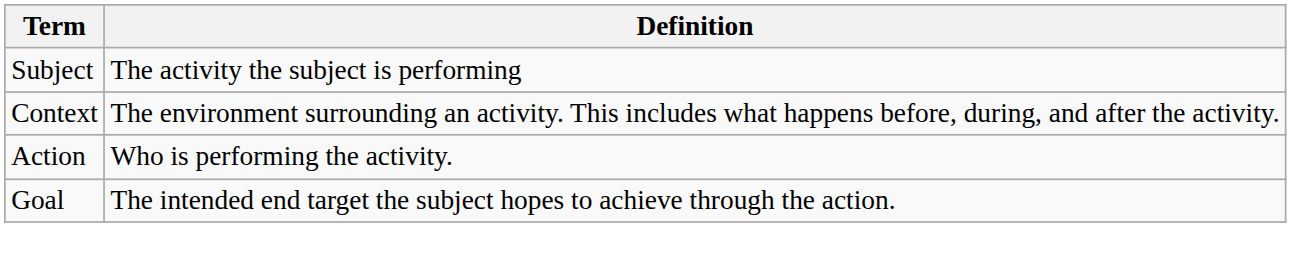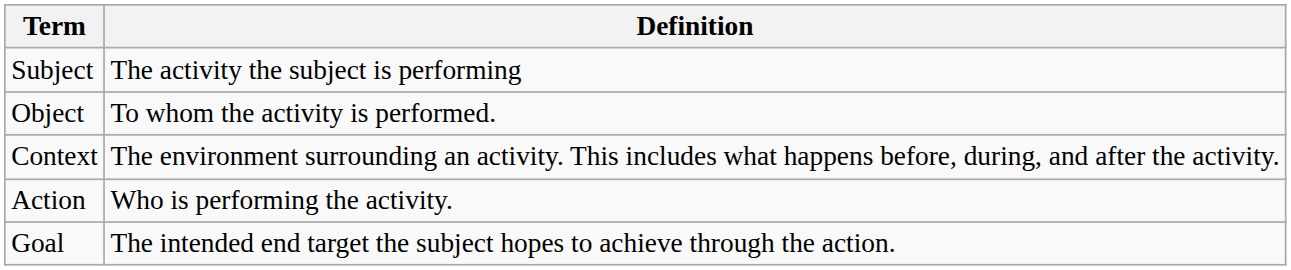+ row: (48, 112)
